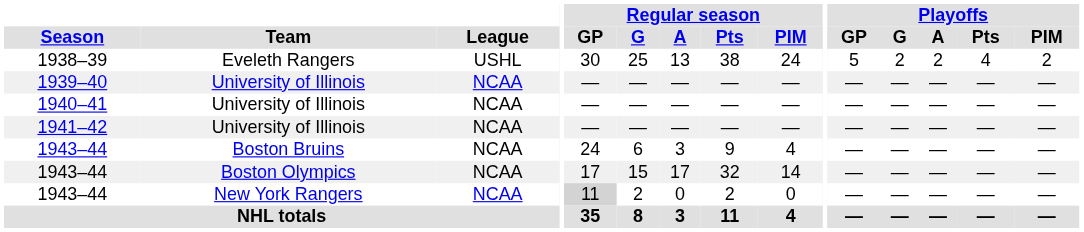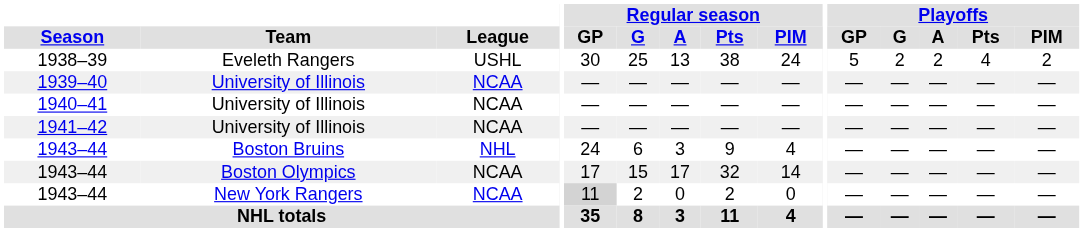(498, 149) NCAA -> (498, 149) NHL
